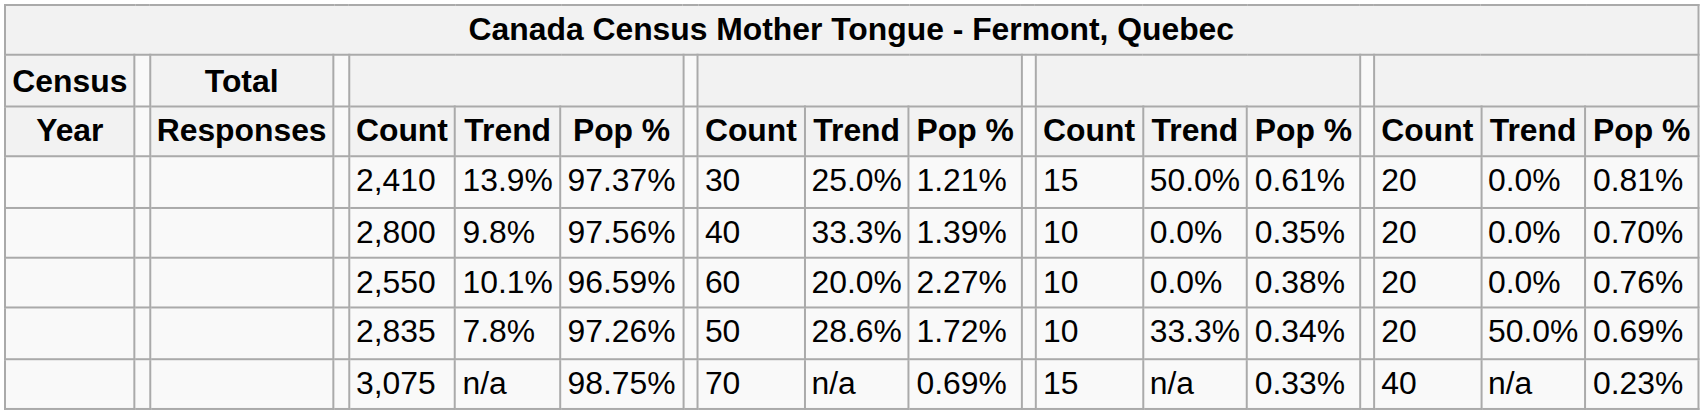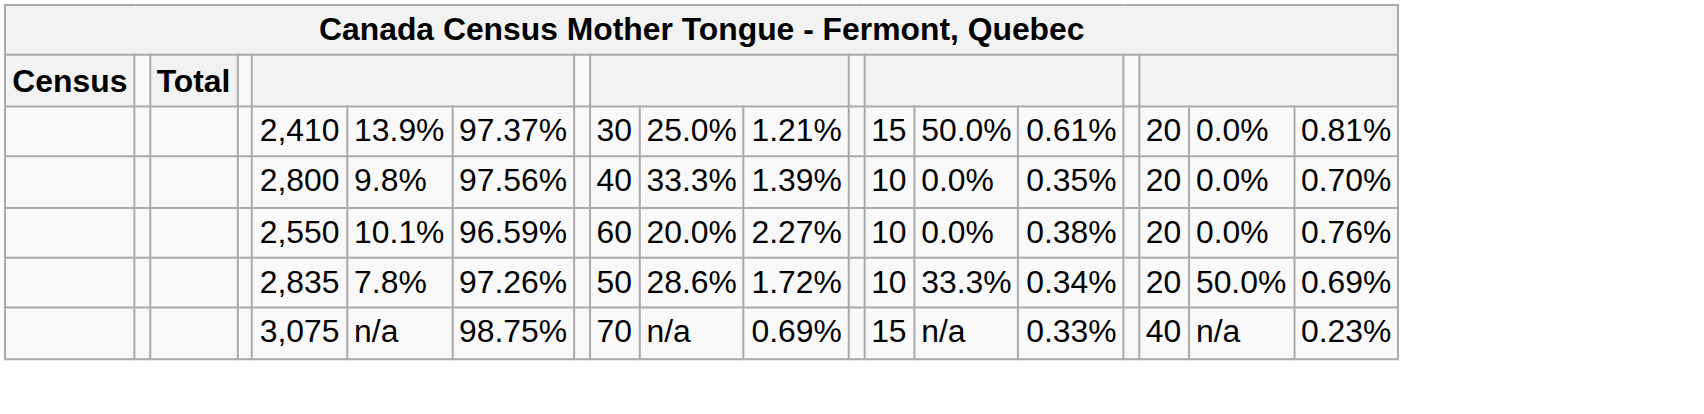- row: (70, 130)
